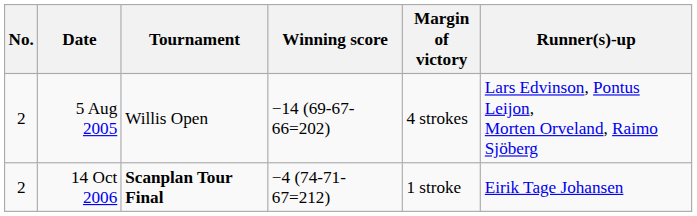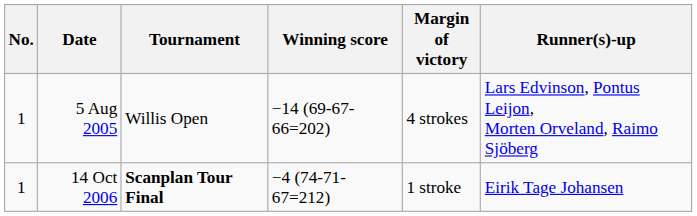(21, 118) 2 -> (21, 118) 1
(21, 187) 2 -> (21, 187) 1
